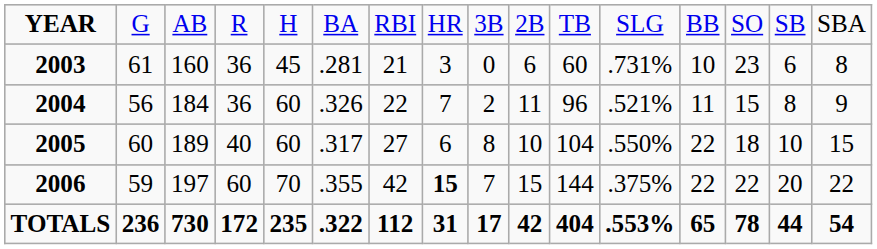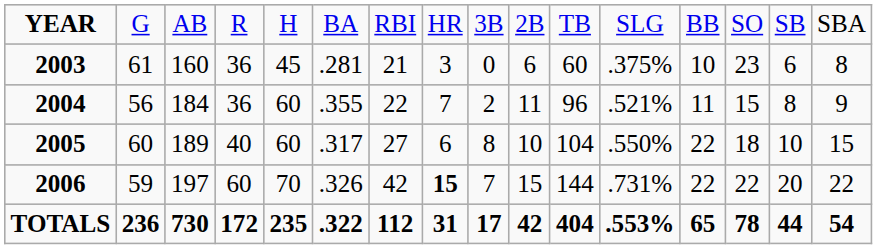(640, 64) .731% -> (640, 64) .375%
(341, 104) .326 -> (341, 104) .355
(341, 183) .355 -> (341, 183) .326
(640, 183) .375% -> (640, 183) .731%
